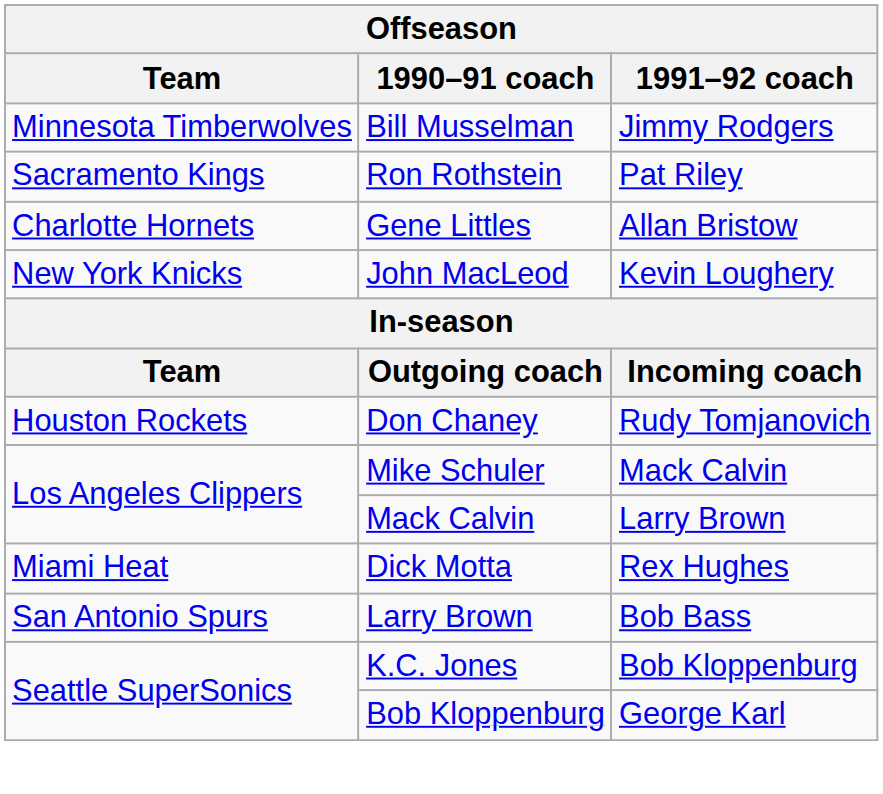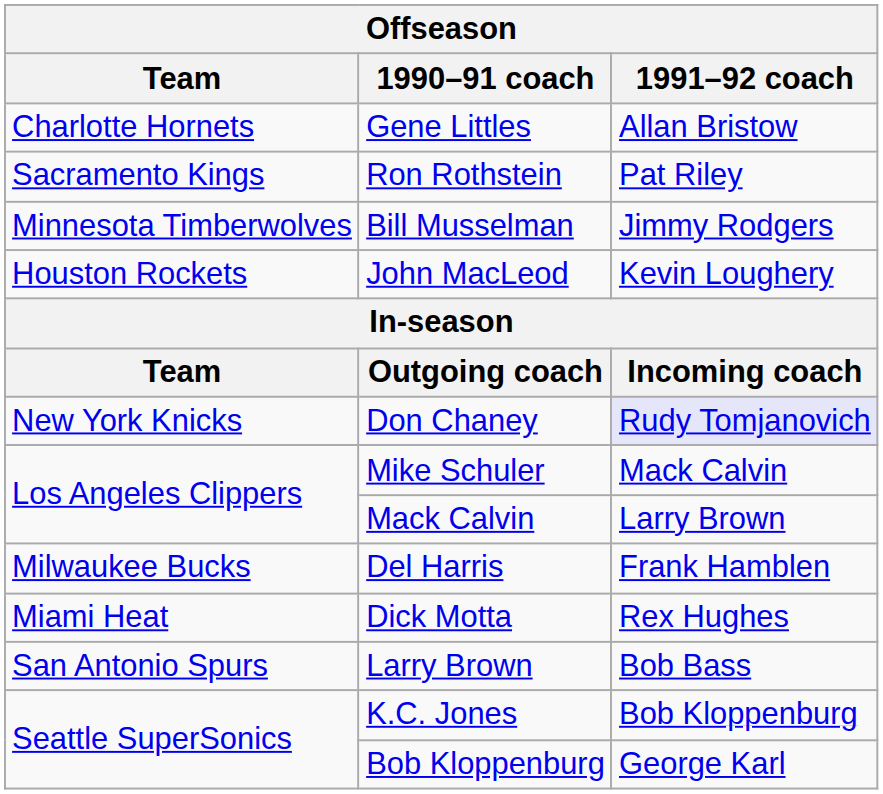rows swapped: (449, 224) <-> (470, 126)
(127, 273) New York Knicks -> (130, 273) Houston Rockets
(130, 420) Houston Rockets -> (127, 420) New York Knicks
(745, 420) no background -> (745, 420) lavender background
+ row: (435, 567)
